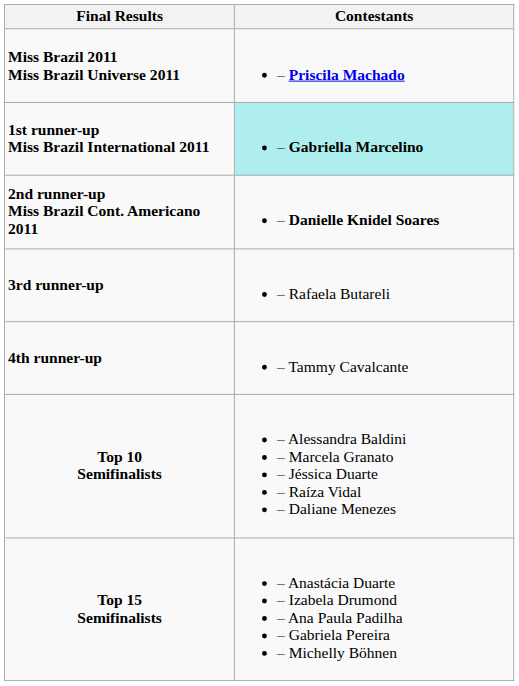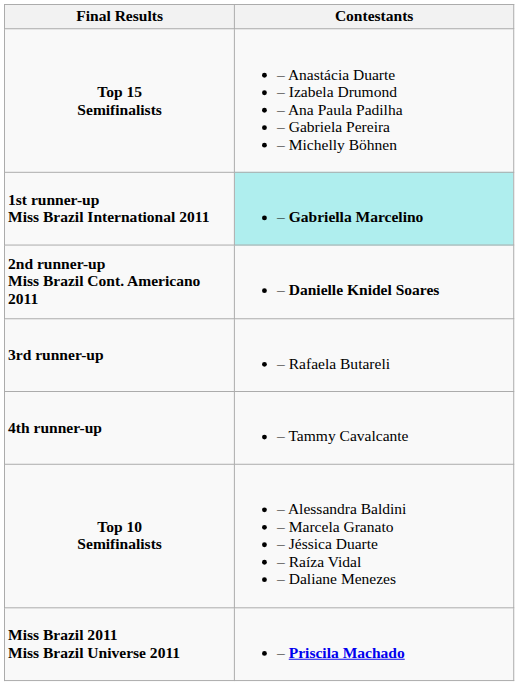rows swapped: (94, 65) <-> (120, 609)
